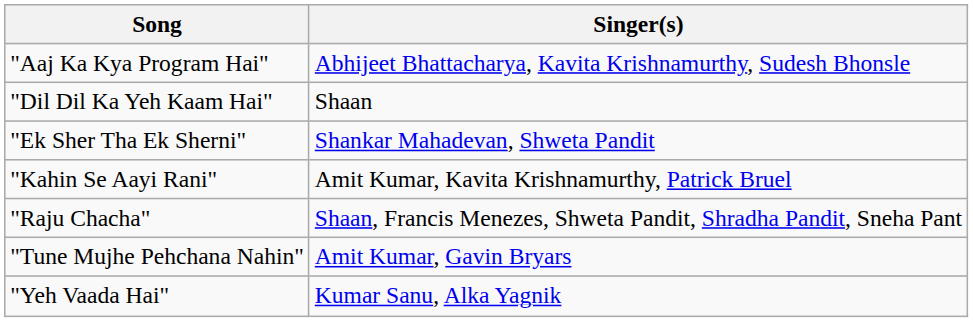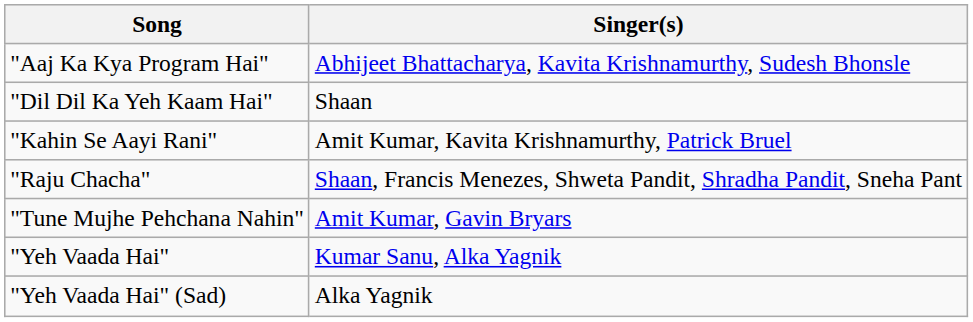- row: (128, 140)
+ row: (118, 296)
